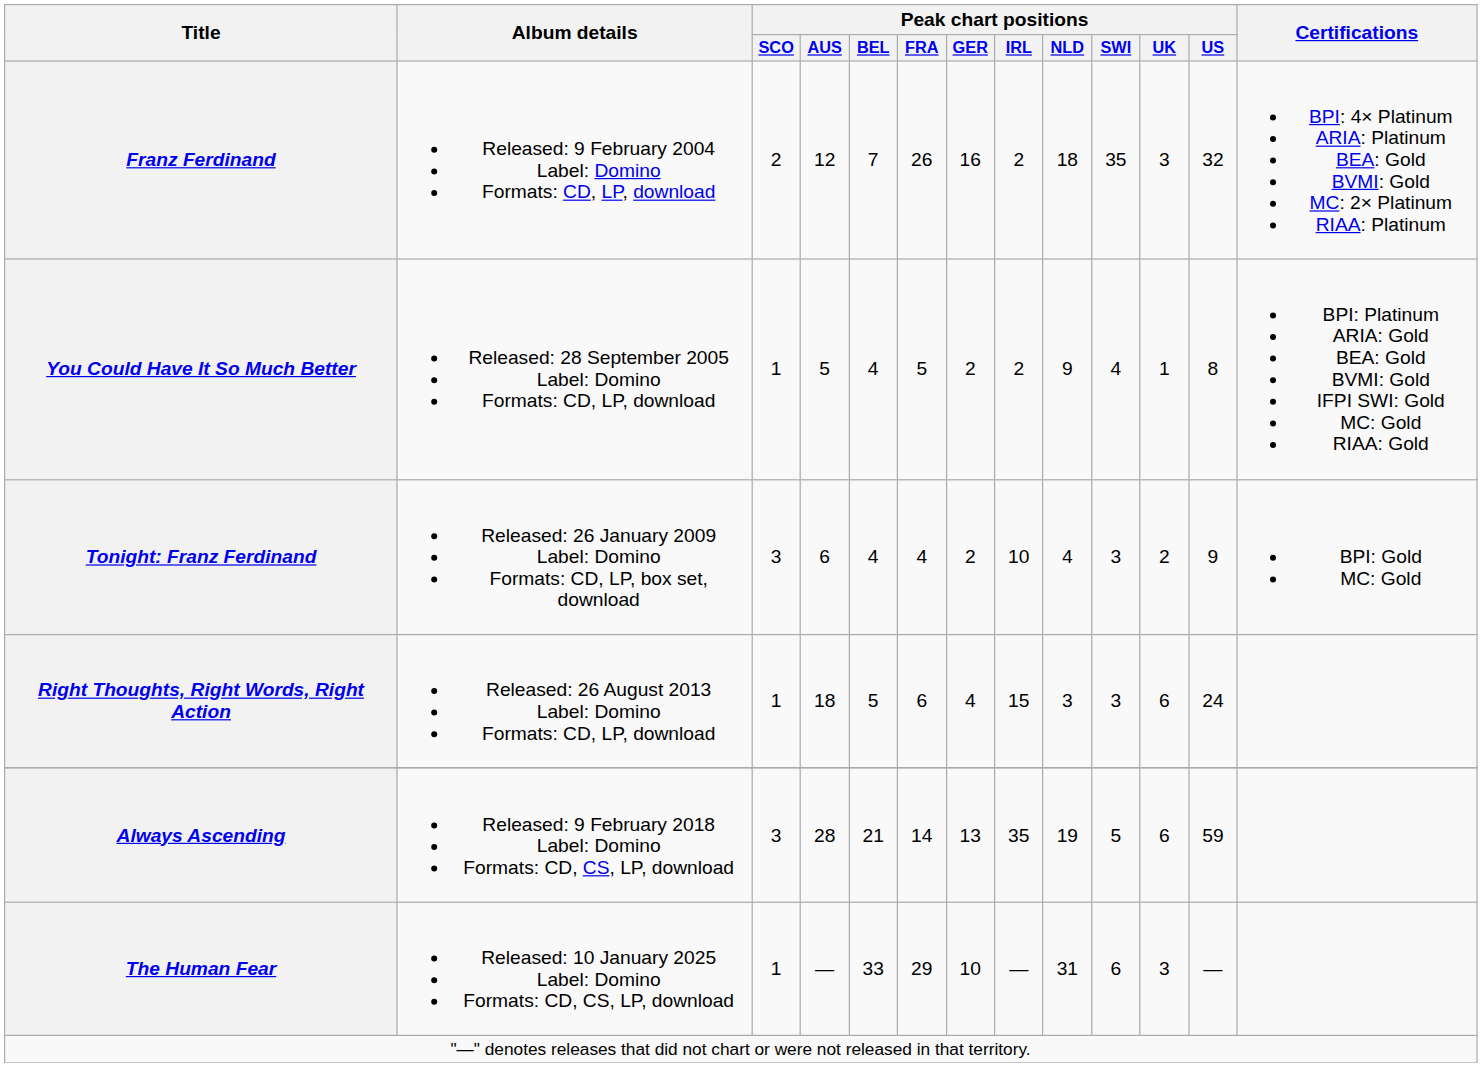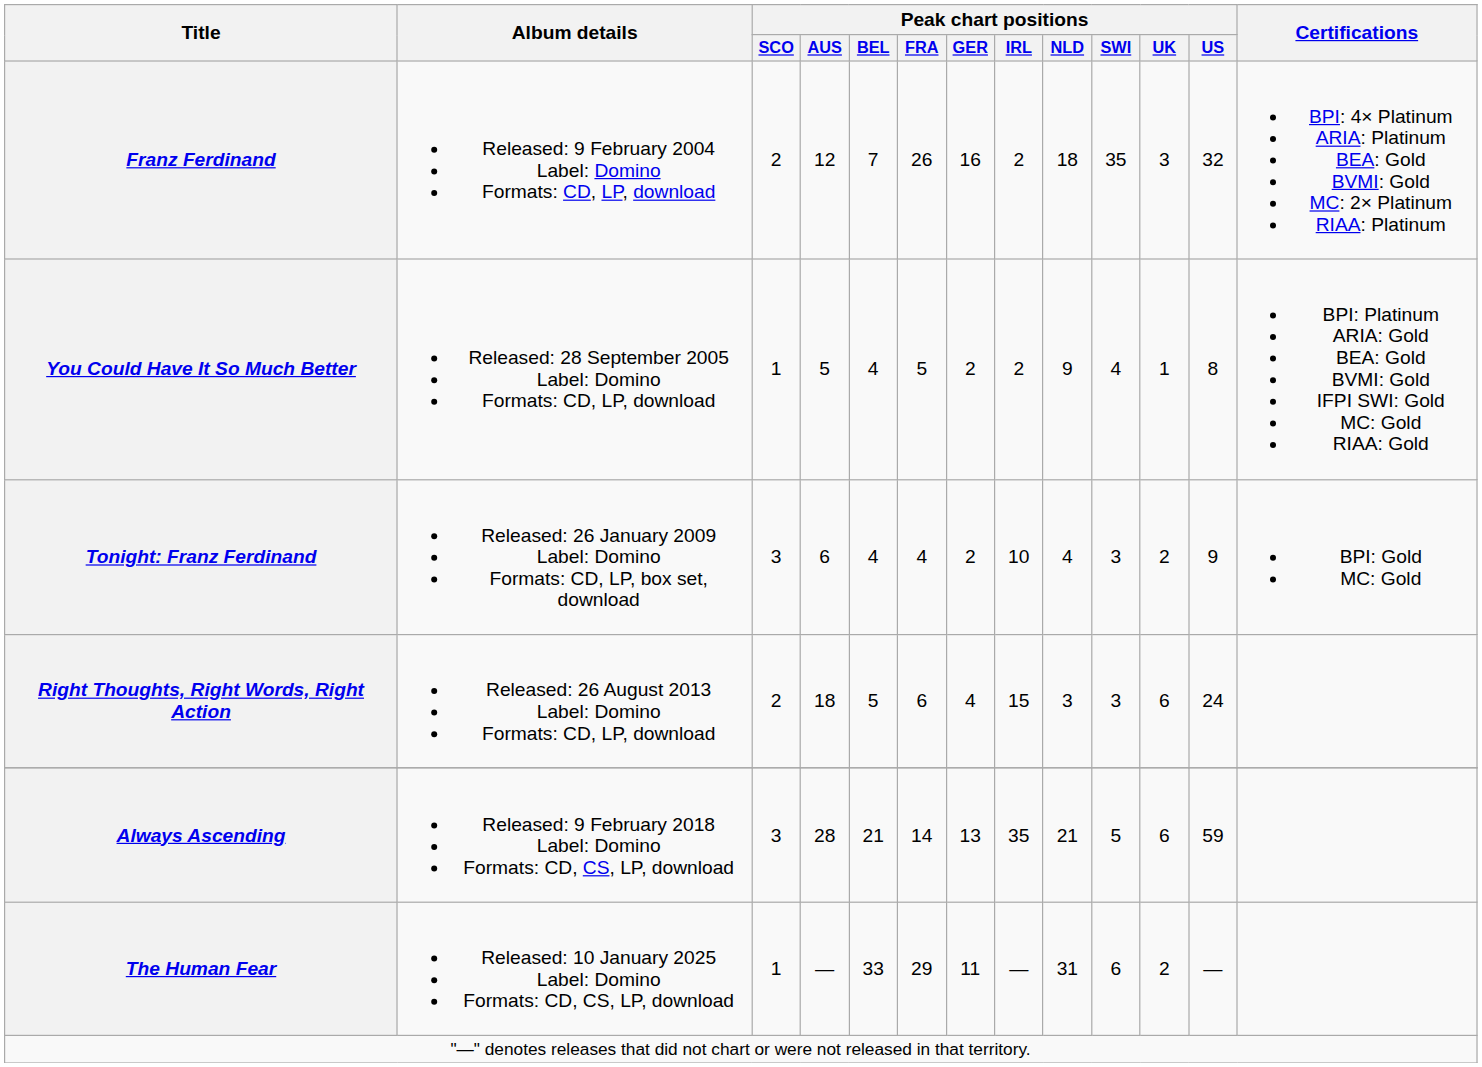(776, 701) 1 -> (776, 701) 2
(1067, 834) 19 -> (1067, 834) 21
(970, 968) 10 -> (970, 968) 11
(1164, 968) 3 -> (1164, 968) 2
